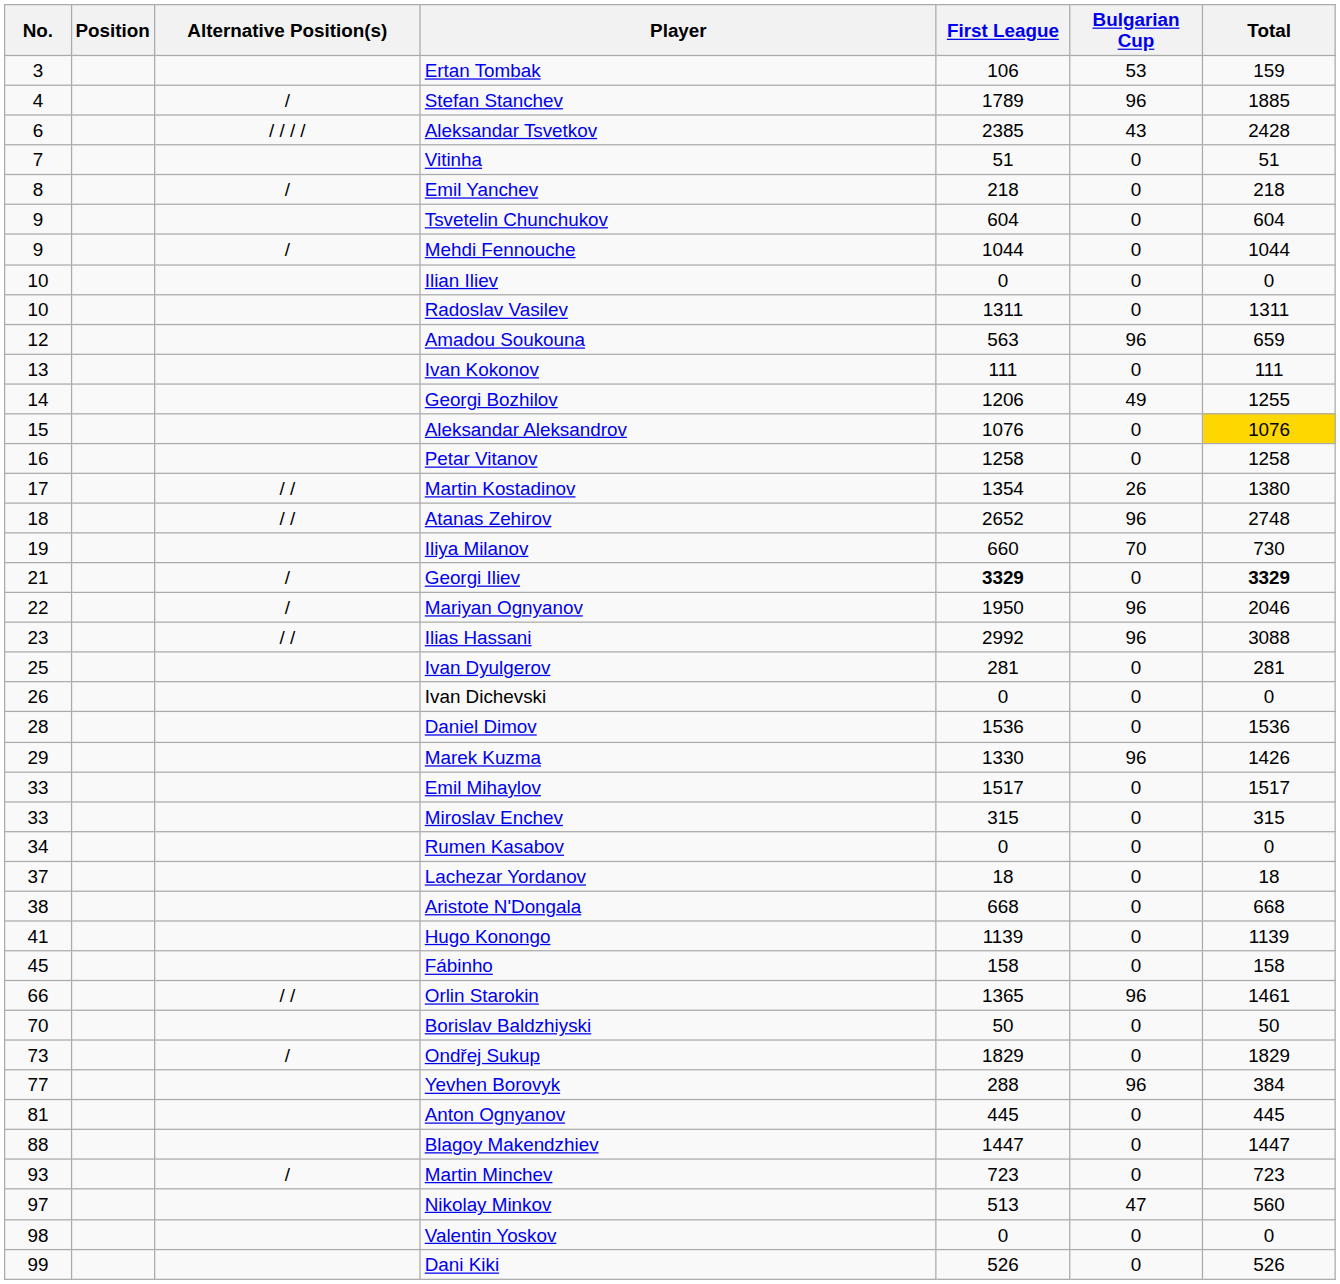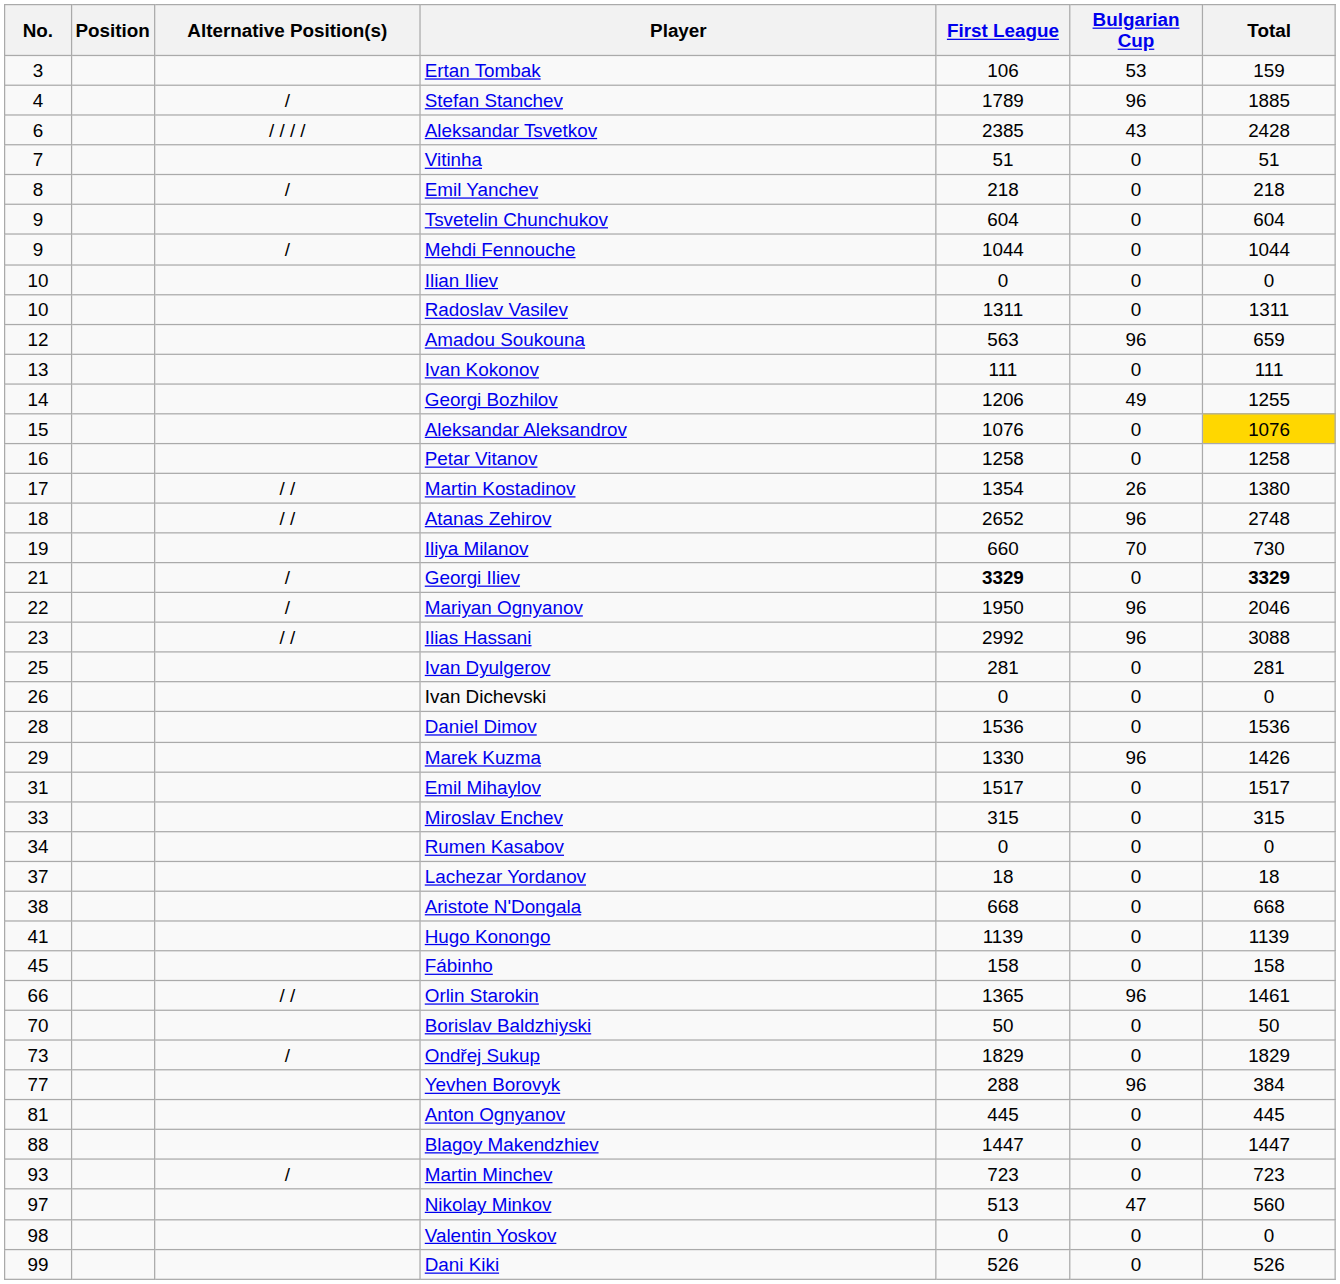(38, 787) 33 -> (38, 787) 31
